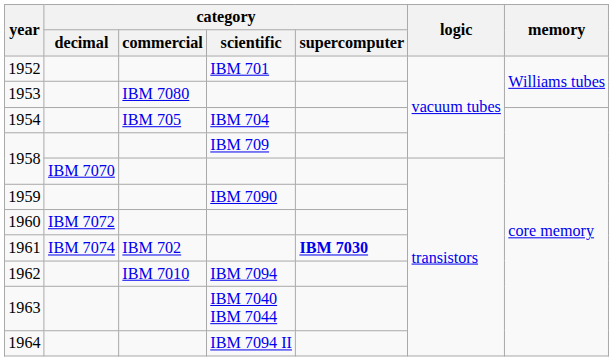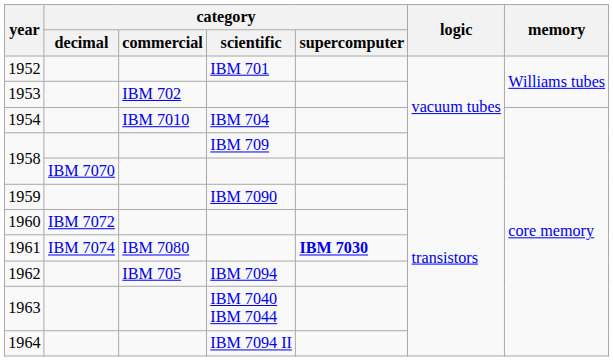(156, 94) IBM 7080 -> (152, 94) IBM 702
(152, 119) IBM 705 -> (156, 119) IBM 7010
(152, 247) IBM 702 -> (156, 247) IBM 7080
(156, 273) IBM 7010 -> (152, 273) IBM 705
